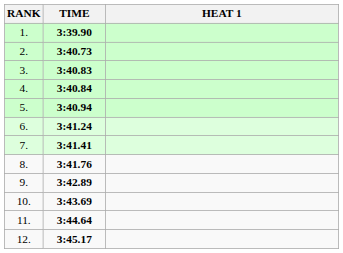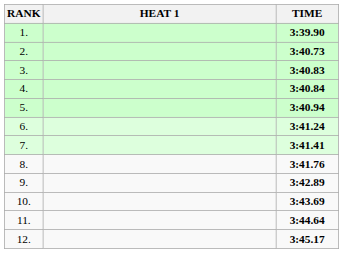columns swapped: (222, 14) <-> (74, 14)
